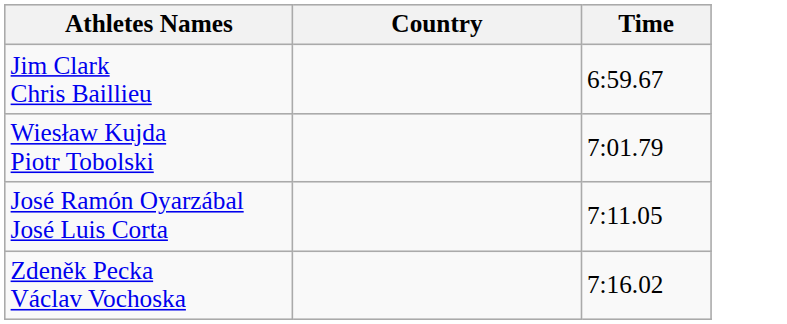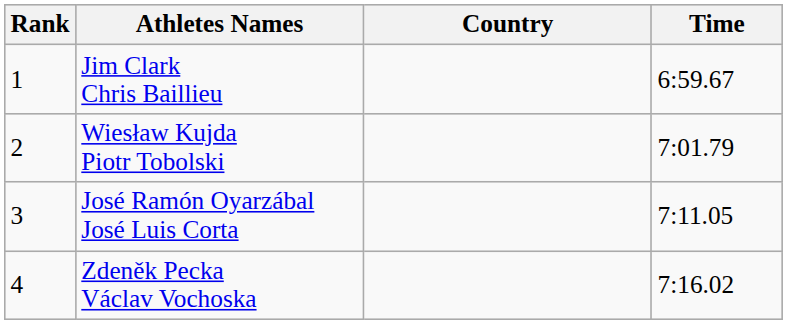+ column: (40, 24)
